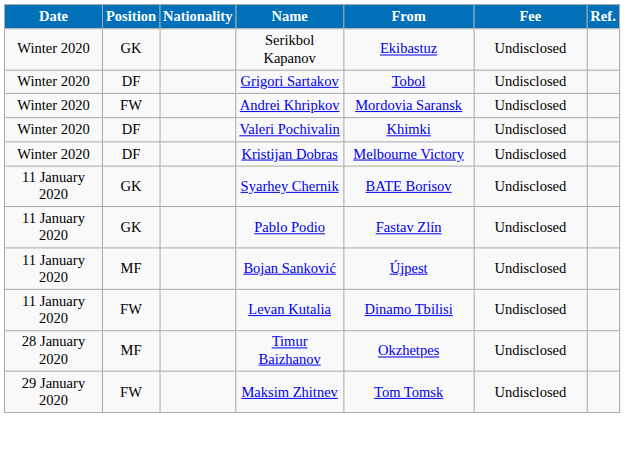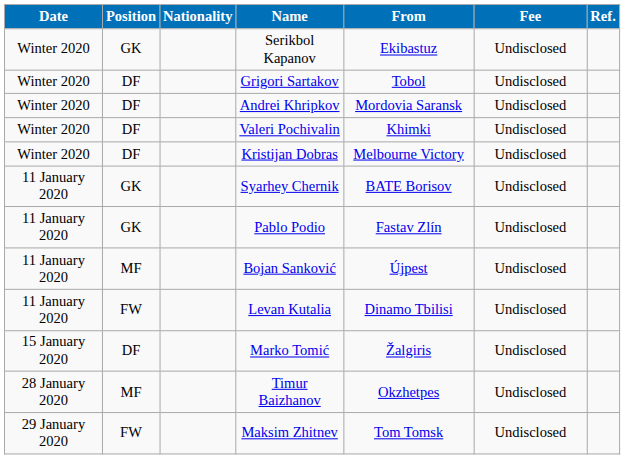(131, 106) FW -> (131, 106) DF
+ row: (290, 351)
